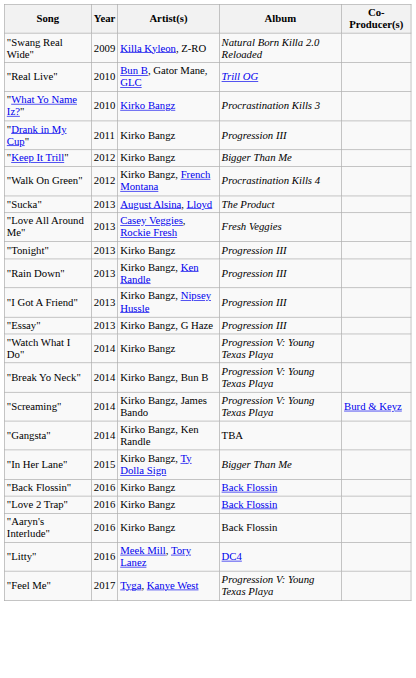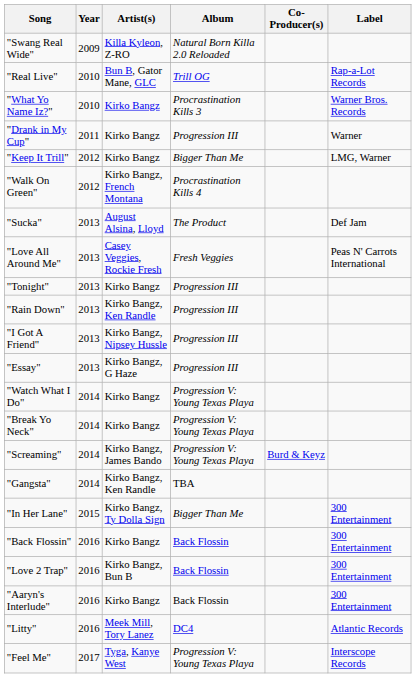+ column: (370, 19)
(164, 377) Kirko Bangz, Bun B -> (132, 425) Kirko Bangz
(148, 504) Kirko Bangz -> (134, 571) Kirko Bangz, Bun B
